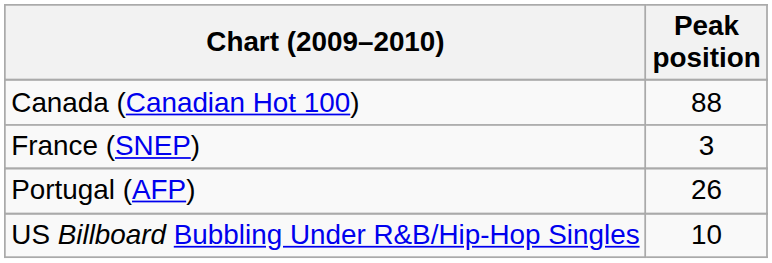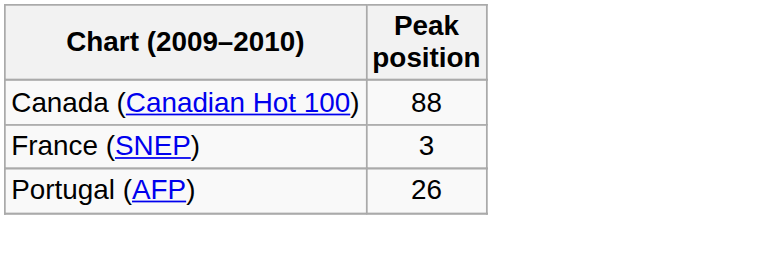- row: (325, 234)
